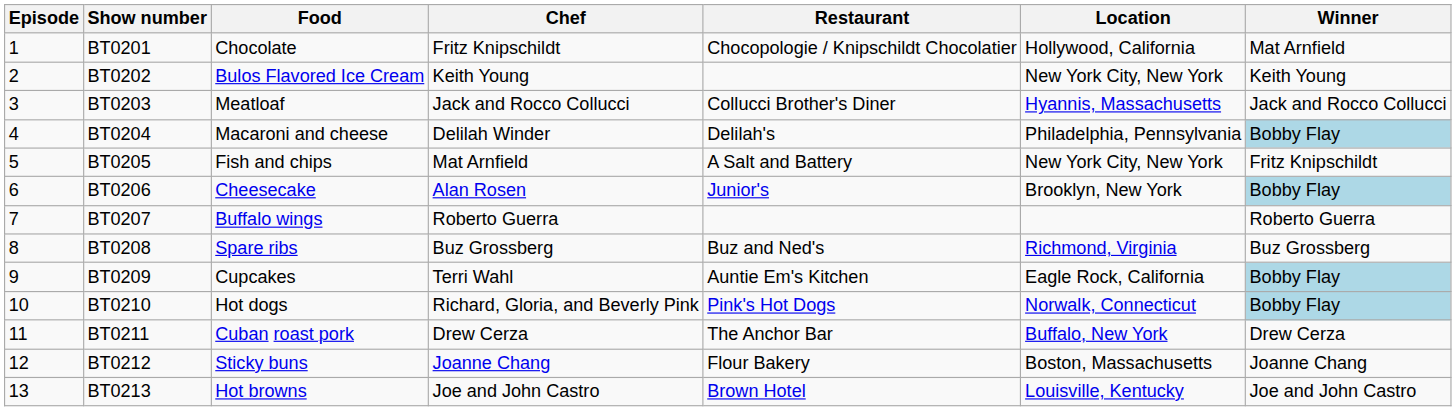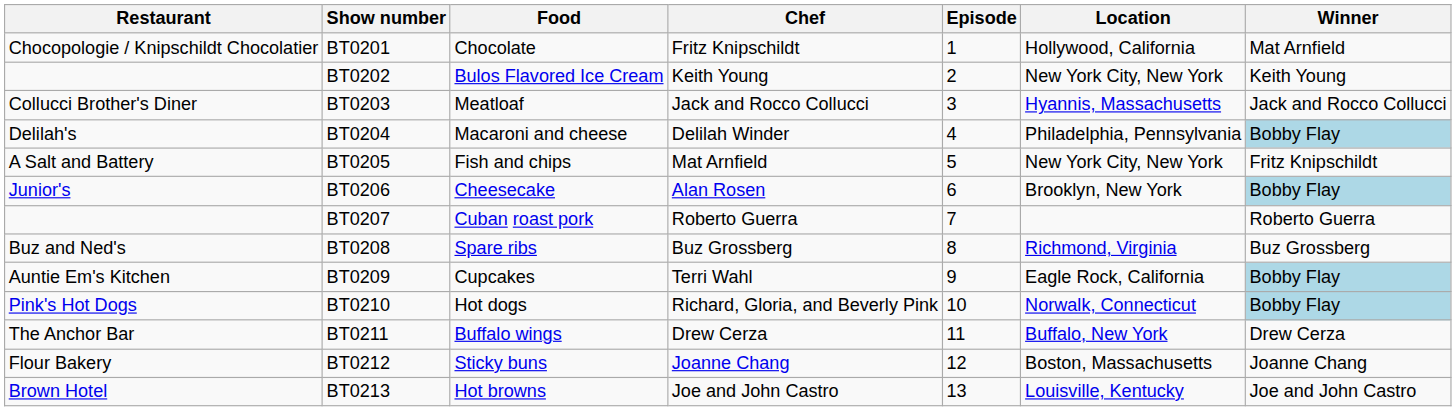columns swapped: (44, 18) <-> (862, 18)
(269, 219) Buffalo wings -> (524, 219) Cuban roast pork
(285, 334) Cuban roast pork -> (508, 334) Buffalo wings
